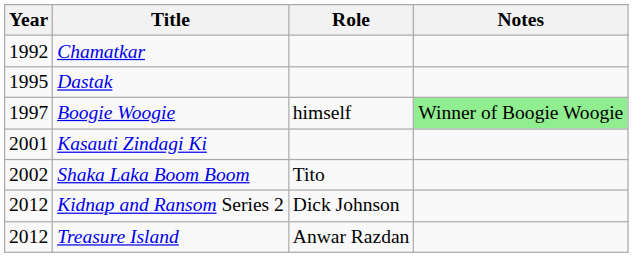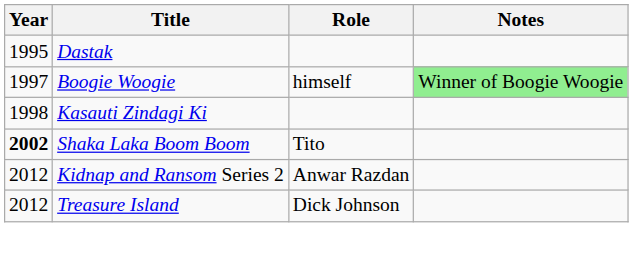- row: (101, 50)
(29, 143) 2001 -> (29, 112) 1998
(29, 174) normal -> (29, 143) bold
(346, 205) Dick Johnson -> (351, 174) Anwar Razdan
(351, 236) Anwar Razdan -> (346, 205) Dick Johnson
